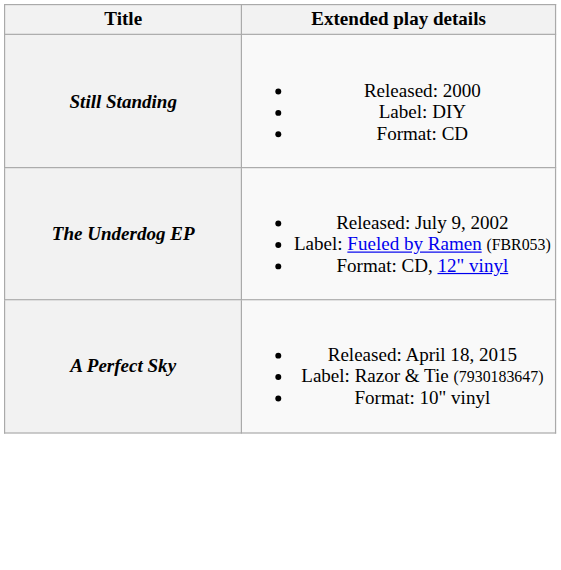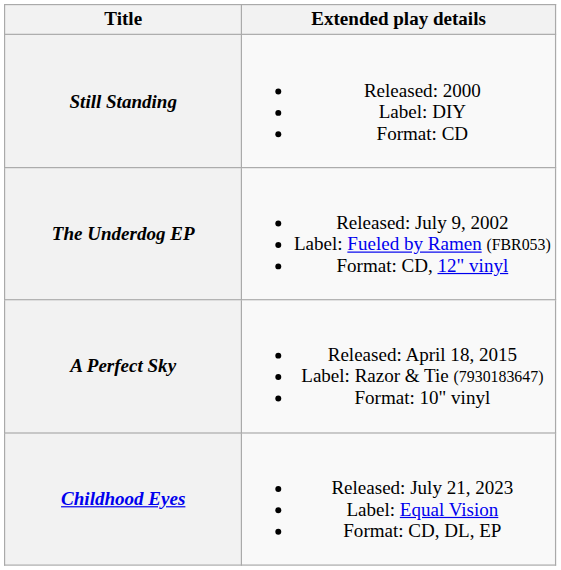+ row: (123, 498)
